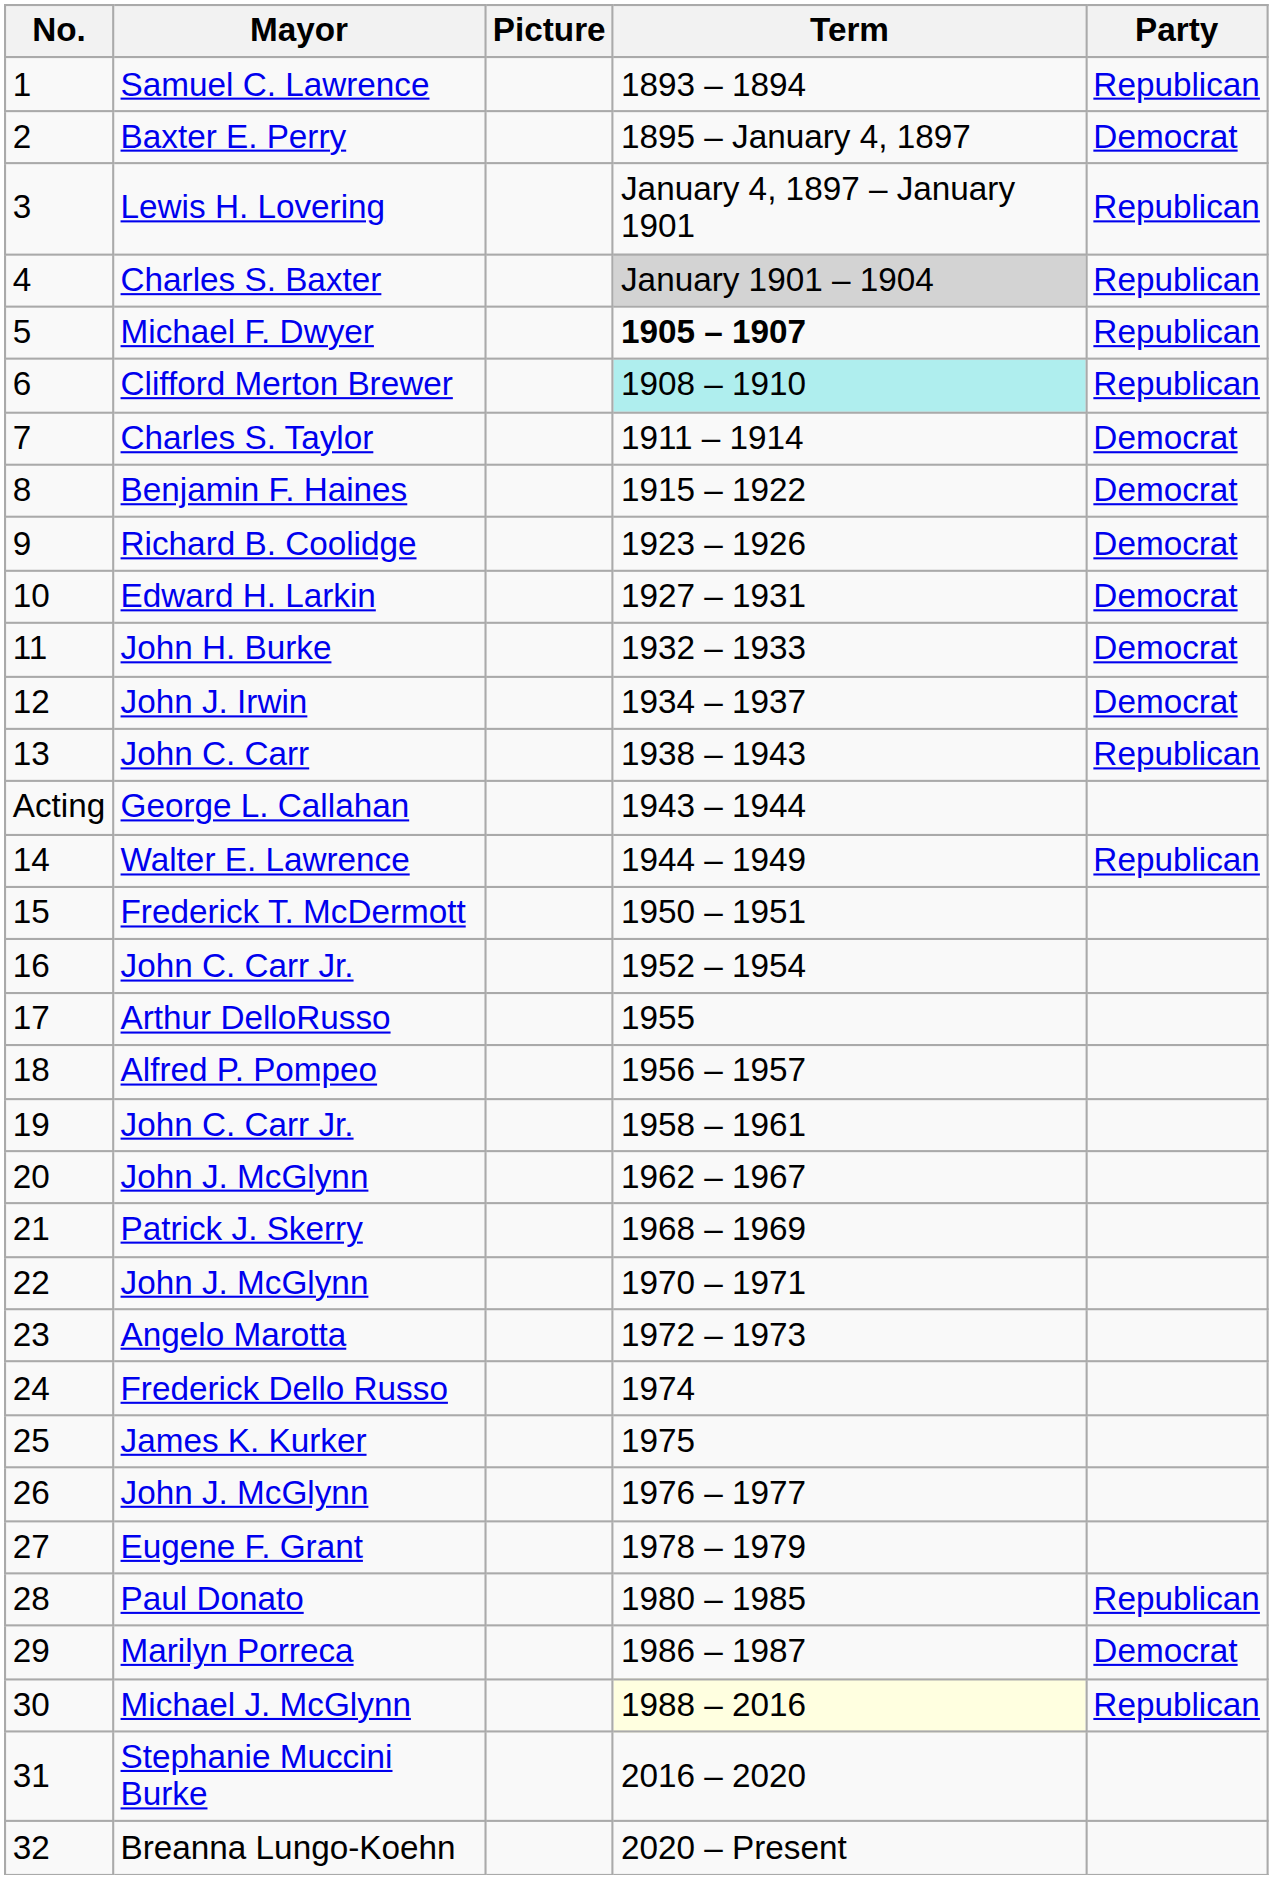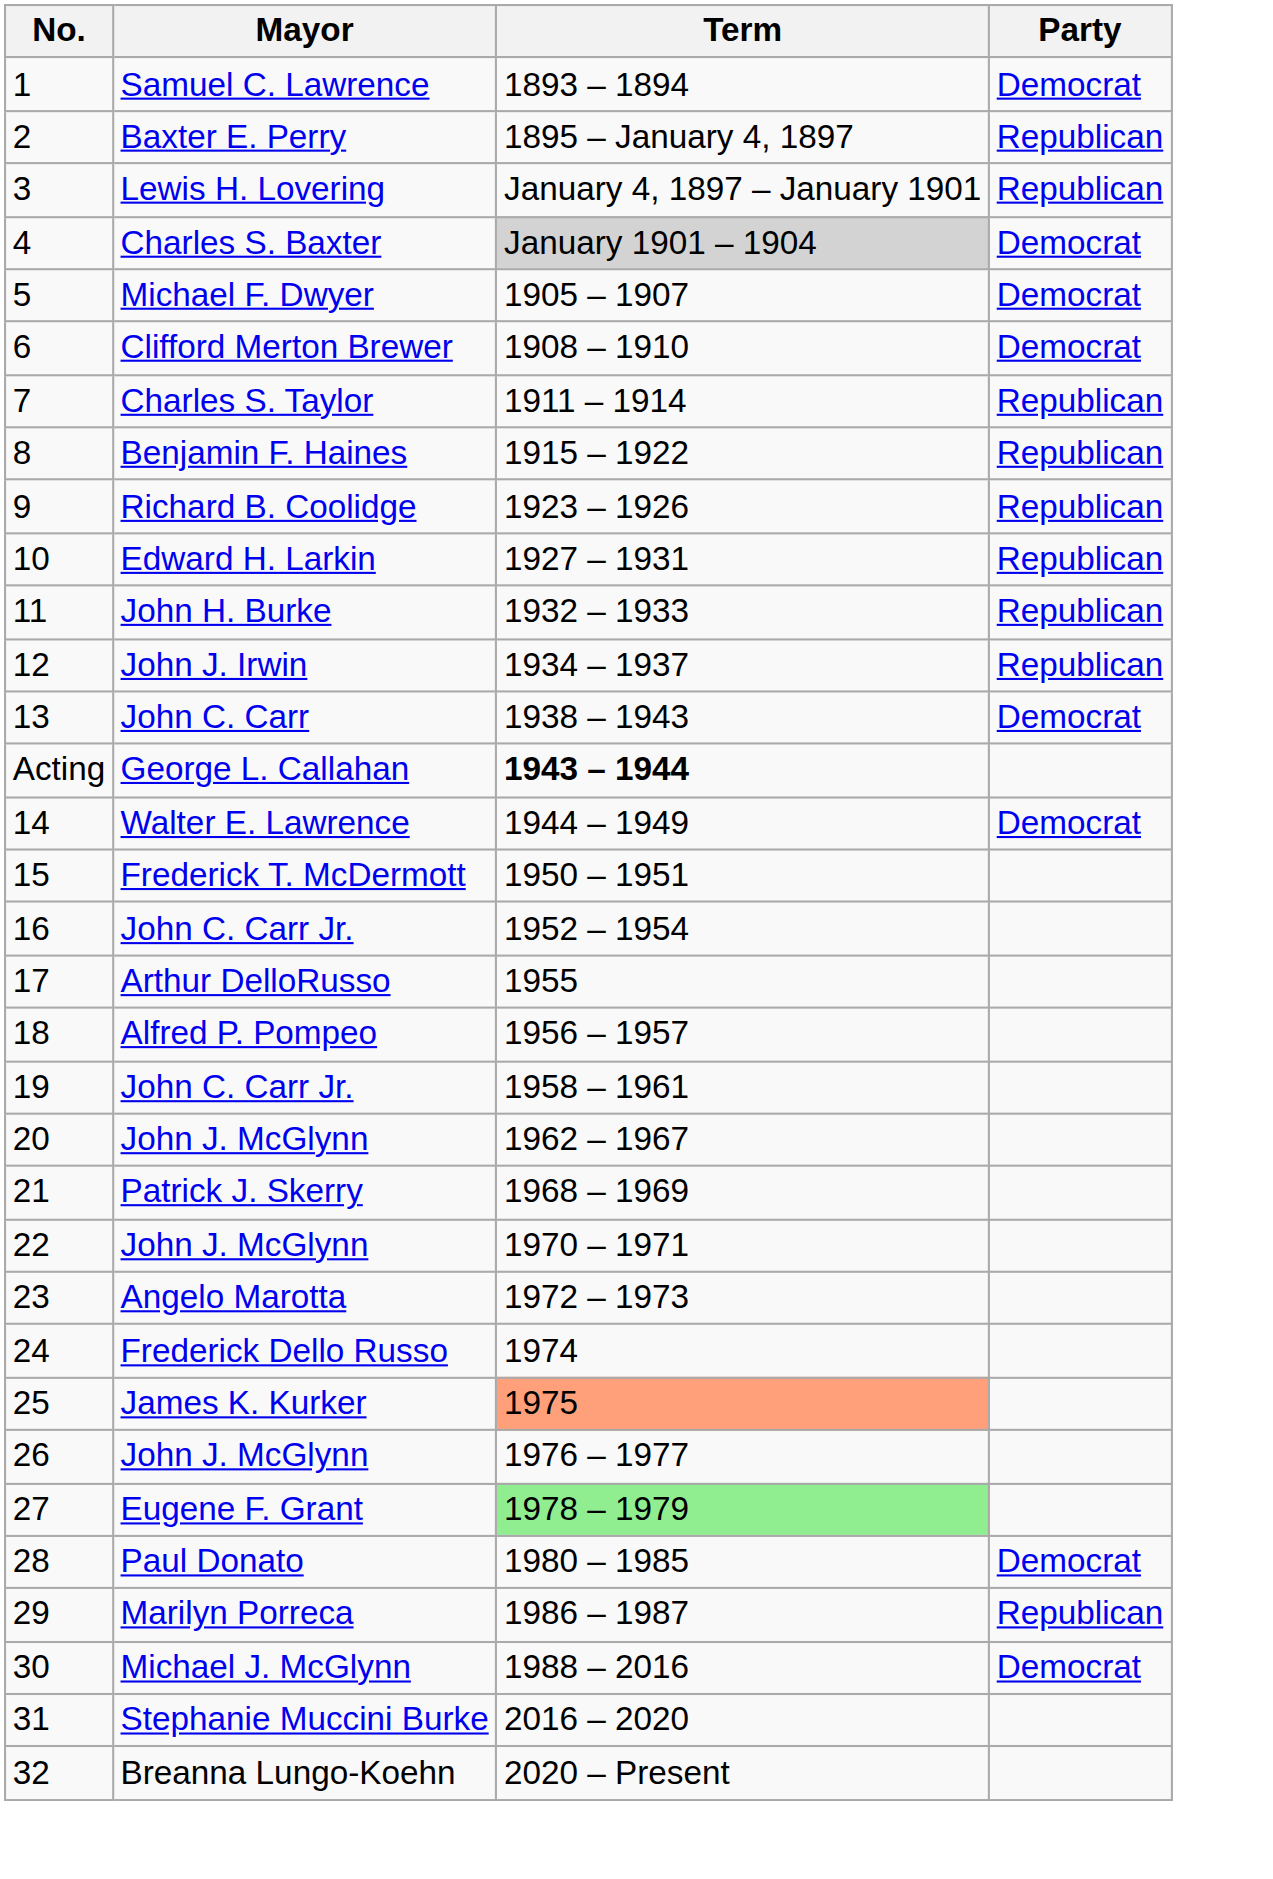- column: (549, 30)
(1177, 83) Republican -> (1069, 83) Democrat
(1166, 136) Democrat -> (1080, 136) Republican
(1177, 279) Republican -> (1069, 242) Democrat
(714, 332) bold -> (597, 294) normal
(1177, 332) Republican -> (1069, 294) Democrat
(714, 385) paleturquoise background -> (597, 347) no background
(1177, 385) Republican -> (1069, 347) Democrat
(1166, 437) Democrat -> (1080, 400) Republican
(1166, 490) Democrat -> (1080, 453) Republican
(1166, 543) Democrat -> (1080, 505) Republican
(1166, 596) Democrat -> (1080, 558) Republican
(1166, 648) Democrat -> (1080, 611) Republican
(1166, 701) Democrat -> (1080, 664) Republican
(1177, 754) Republican -> (1069, 717) Democrat
(714, 807) normal -> (597, 769) bold
(1177, 860) Republican -> (1069, 822) Democrat
(658, 1440) no background -> (541, 1403) lightsalmon background
(714, 1546) no background -> (597, 1508) lightgreen background
(1177, 1598) Republican -> (1069, 1561) Democrat
(1166, 1651) Democrat -> (1080, 1614) Republican
(714, 1704) lightyellow background -> (597, 1667) no background
(1177, 1704) Republican -> (1069, 1667) Democrat
